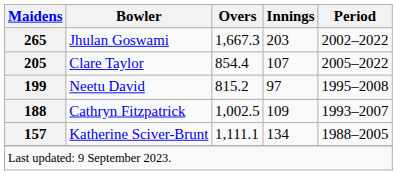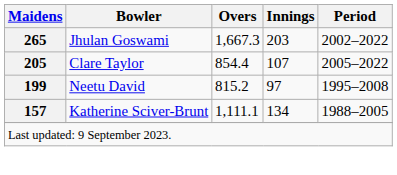- row: (127, 110)
